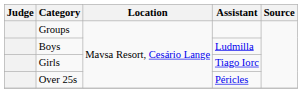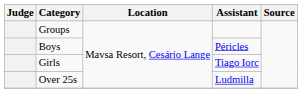(234, 46) Ludmilla -> (232, 46) Péricles
(232, 79) Péricles -> (234, 79) Ludmilla
